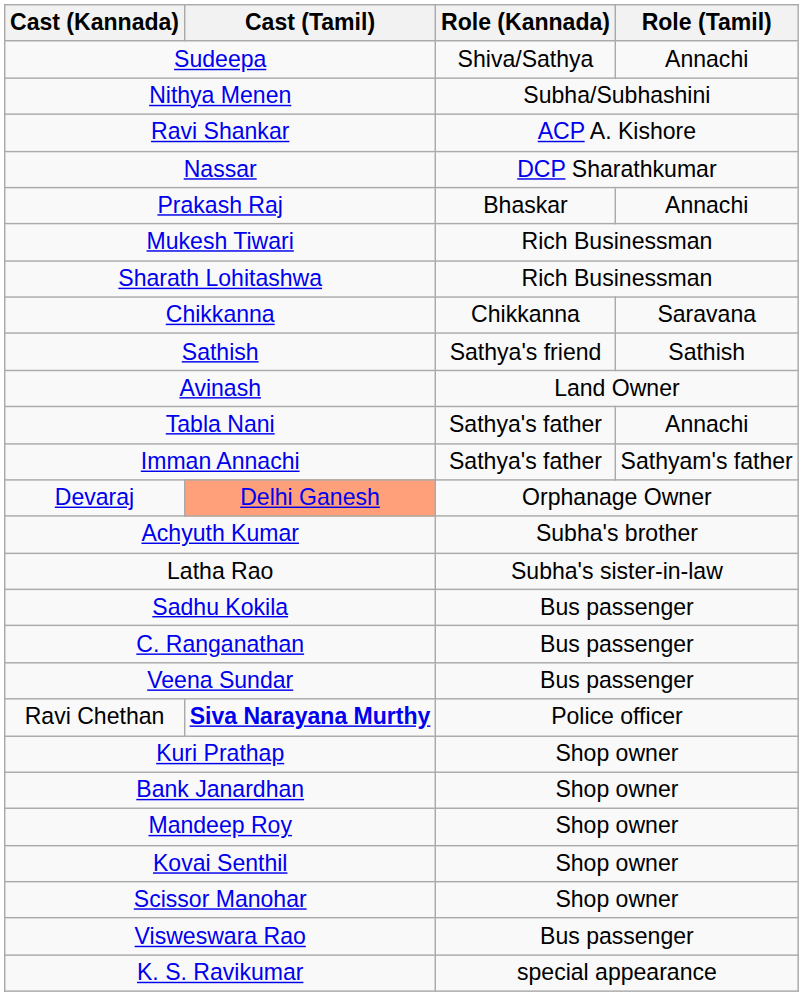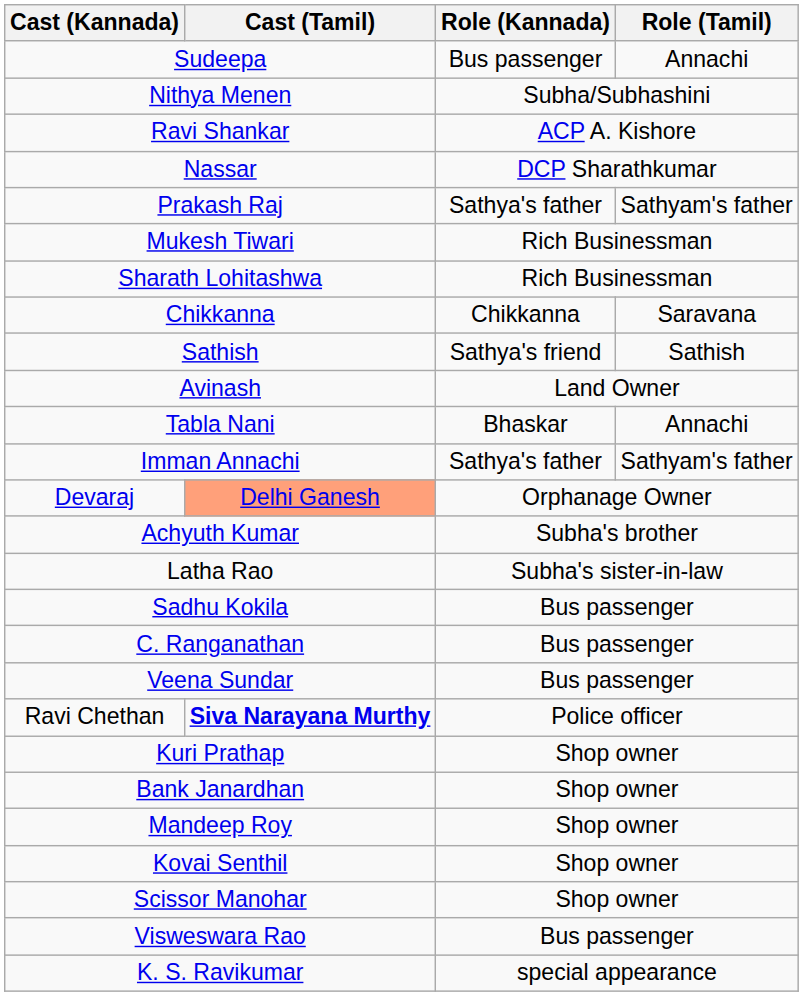(526, 59) Shiva/Sathya -> (525, 59) Bus passenger
(525, 205) Bhaskar -> (525, 205) Sathya's father
(707, 205) Annachi -> (707, 205) Sathyam's father
(525, 424) Sathya's father -> (525, 424) Bhaskar
